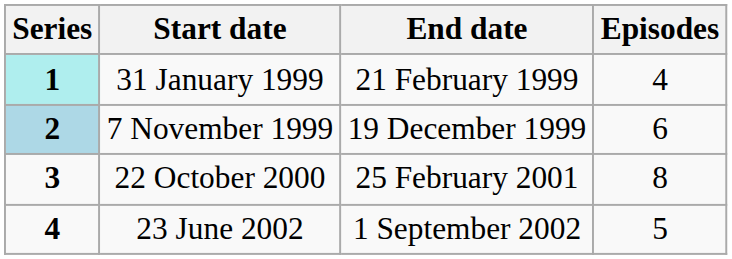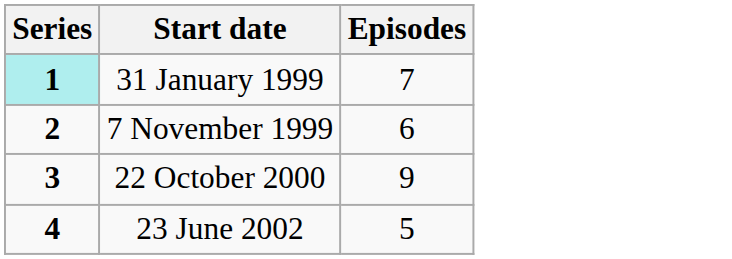- column: (467, 29)
(660, 79) 4 -> (407, 79) 7
(52, 128) lightblue background -> (52, 128) no background
(660, 178) 8 -> (407, 178) 9
